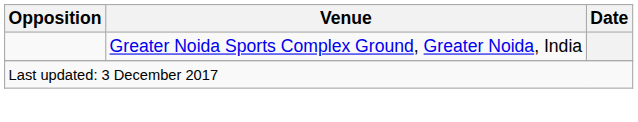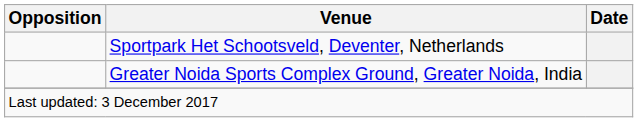+ row: (307, 46)
